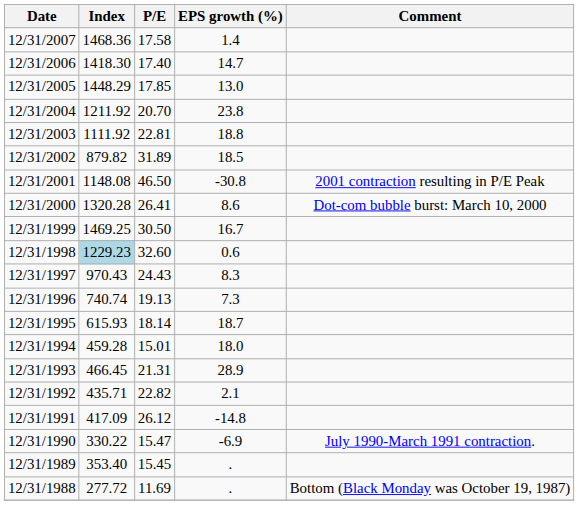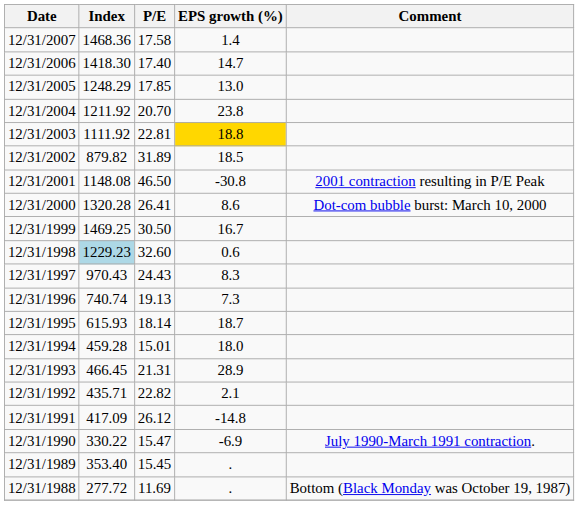(107, 87) 1448.29 -> (107, 87) 1248.29
(230, 134) no background -> (230, 134) gold background
